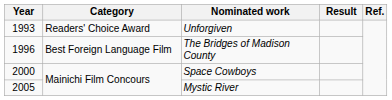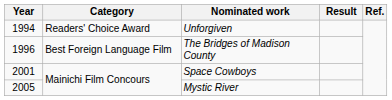(24, 28) 1993 -> (24, 28) 1994
(24, 71) 2000 -> (24, 71) 2001
